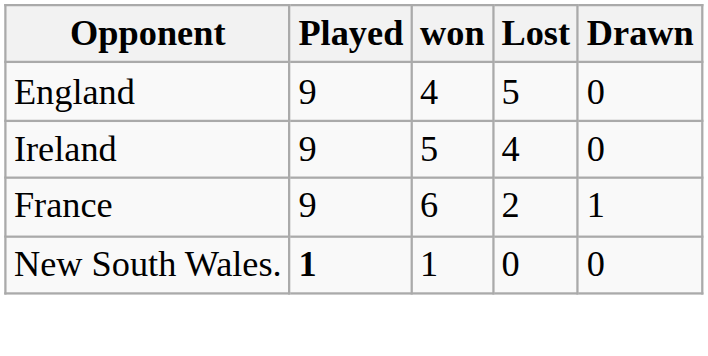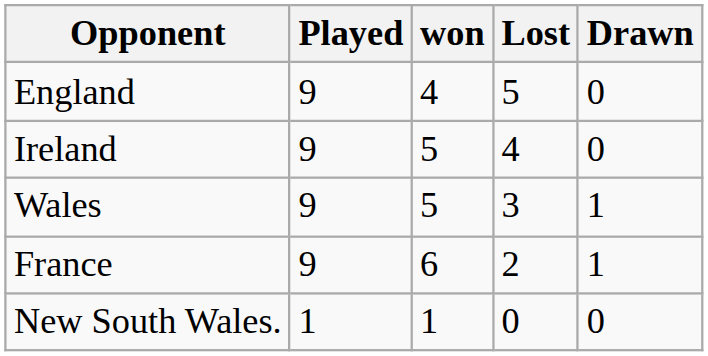+ row: (58, 206)
(308, 263) bold -> (308, 321) normal
